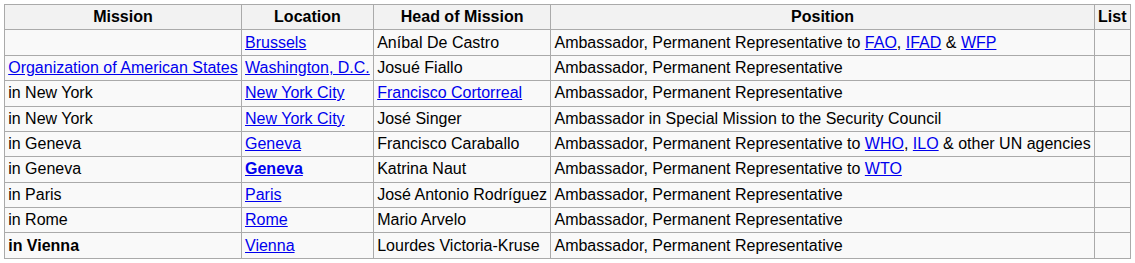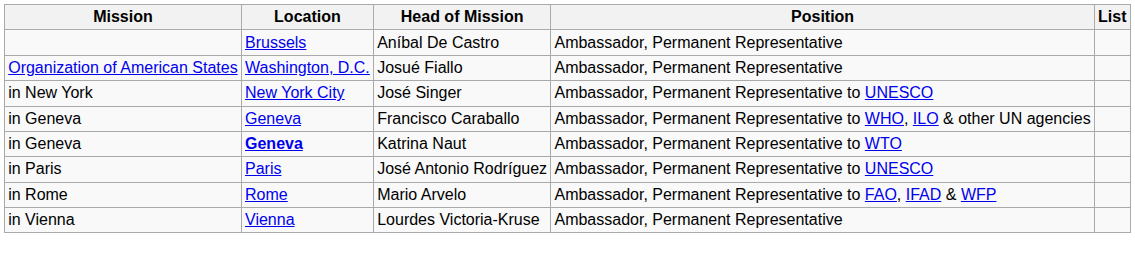(775, 42) Ambassador, Permanent Representative to FAO, IFAD & WFP -> (699, 42) Ambassador, Permanent Representative
- row: (450, 93)
(748, 118) Ambassador in Special Mission to the Security Council -> (744, 93) Ambassador, Permanent Representative to UNESCO
(699, 194) Ambassador, Permanent Representative -> (744, 169) Ambassador, Permanent Representative to UNESCO
(699, 220) Ambassador, Permanent Representative -> (775, 194) Ambassador, Permanent Representative to FAO, IFAD & WFP
(44, 245) bold -> (41, 220) normal
